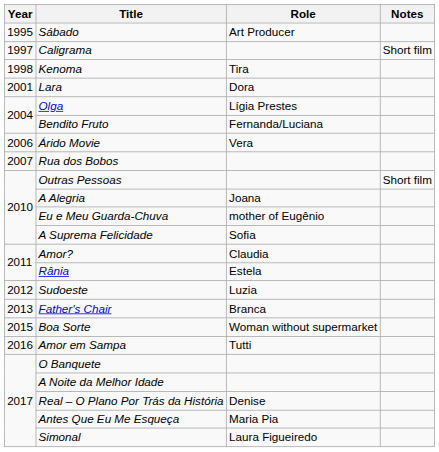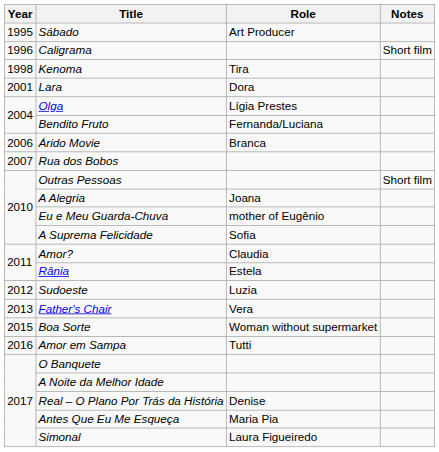(20, 51) 1997 -> (20, 51) 1996
(241, 143) Vera -> (248, 143) Branca
(248, 309) Branca -> (241, 309) Vera
